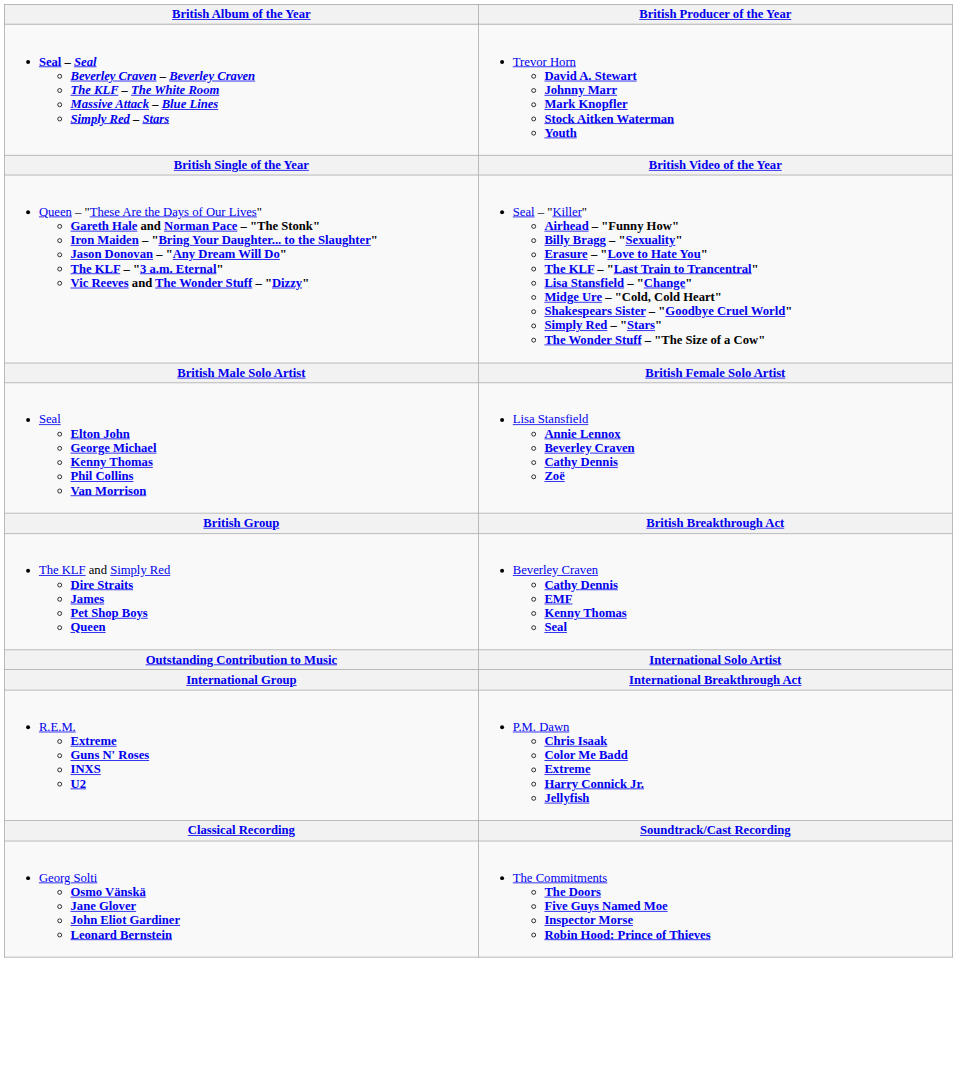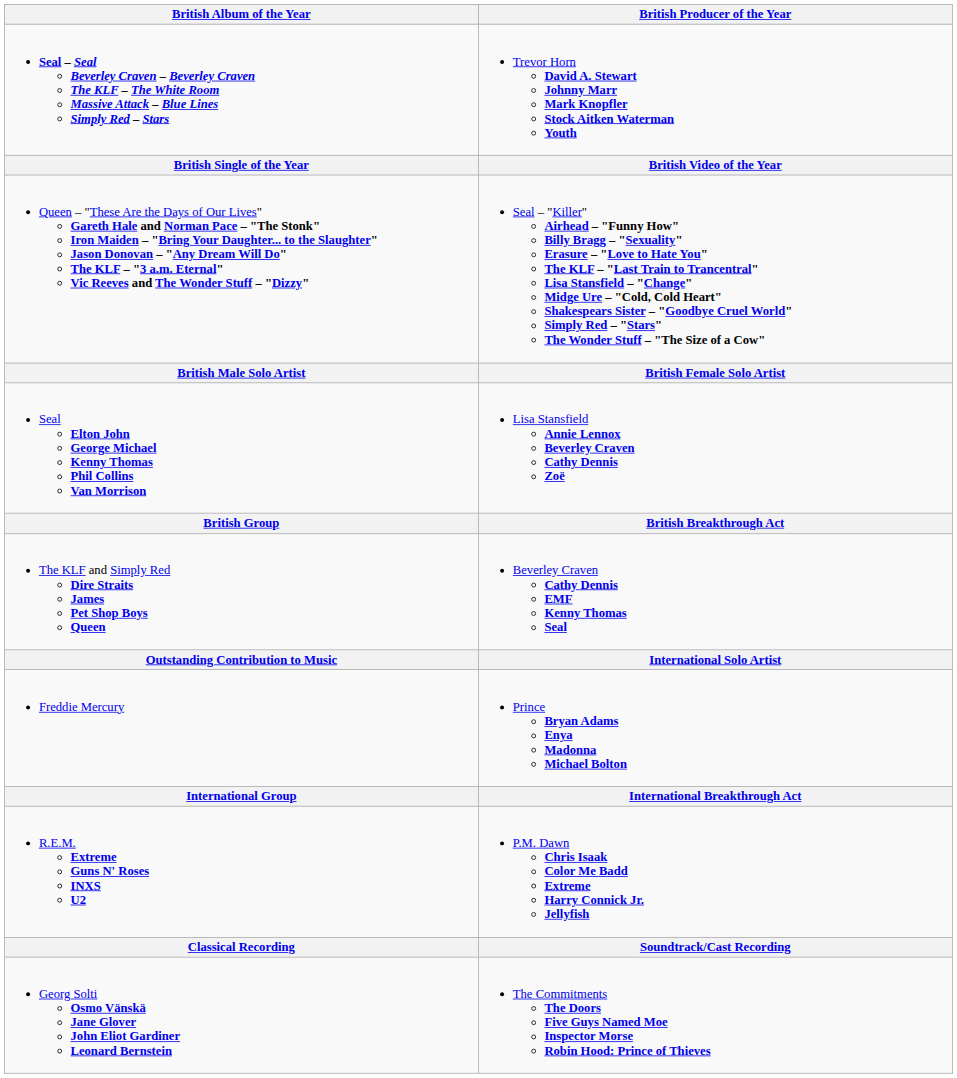+ row: (241, 707)
